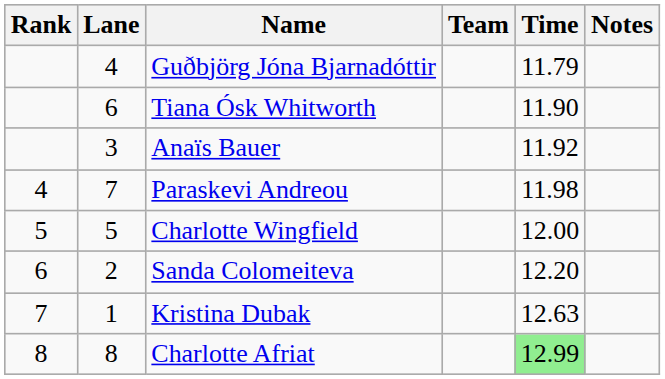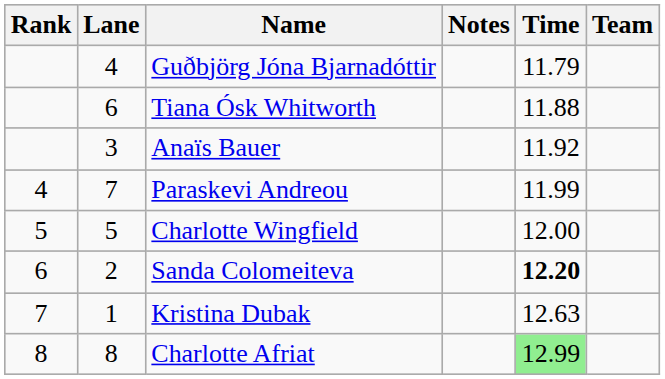columns swapped: (478, 25) <-> (622, 25)
(550, 107) 11.90 -> (551, 107) 11.88
(550, 189) 11.98 -> (551, 189) 11.99
(550, 271) normal -> (551, 271) bold
